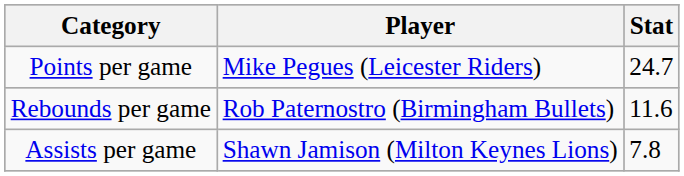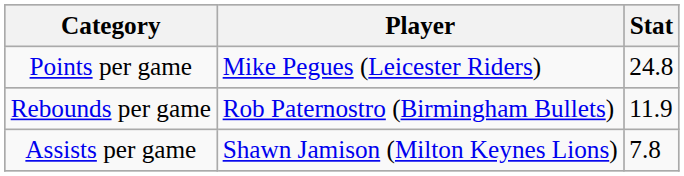(651, 67) 24.7 -> (651, 67) 24.8
(651, 108) 11.6 -> (651, 108) 11.9
